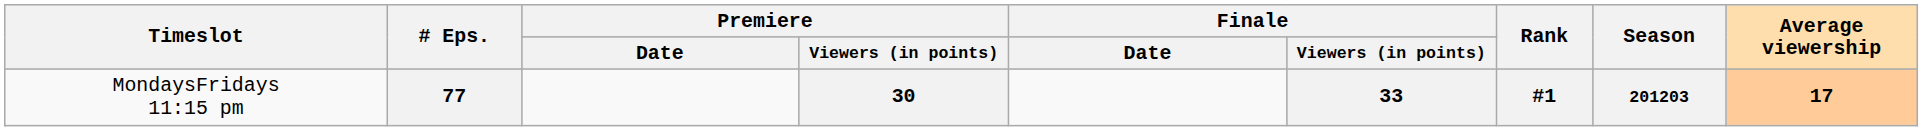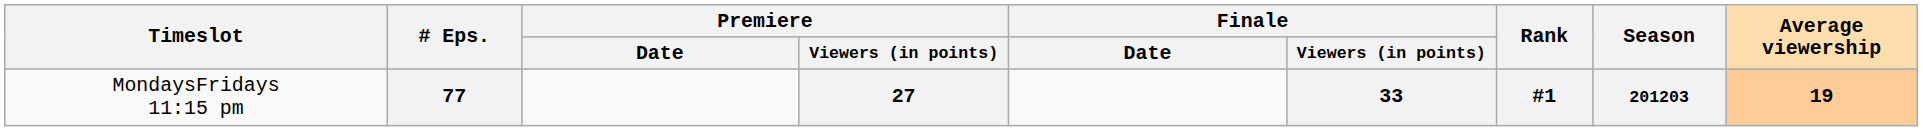(904, 97) 30 -> (904, 97) 27
(1822, 97) 17 -> (1822, 97) 19
